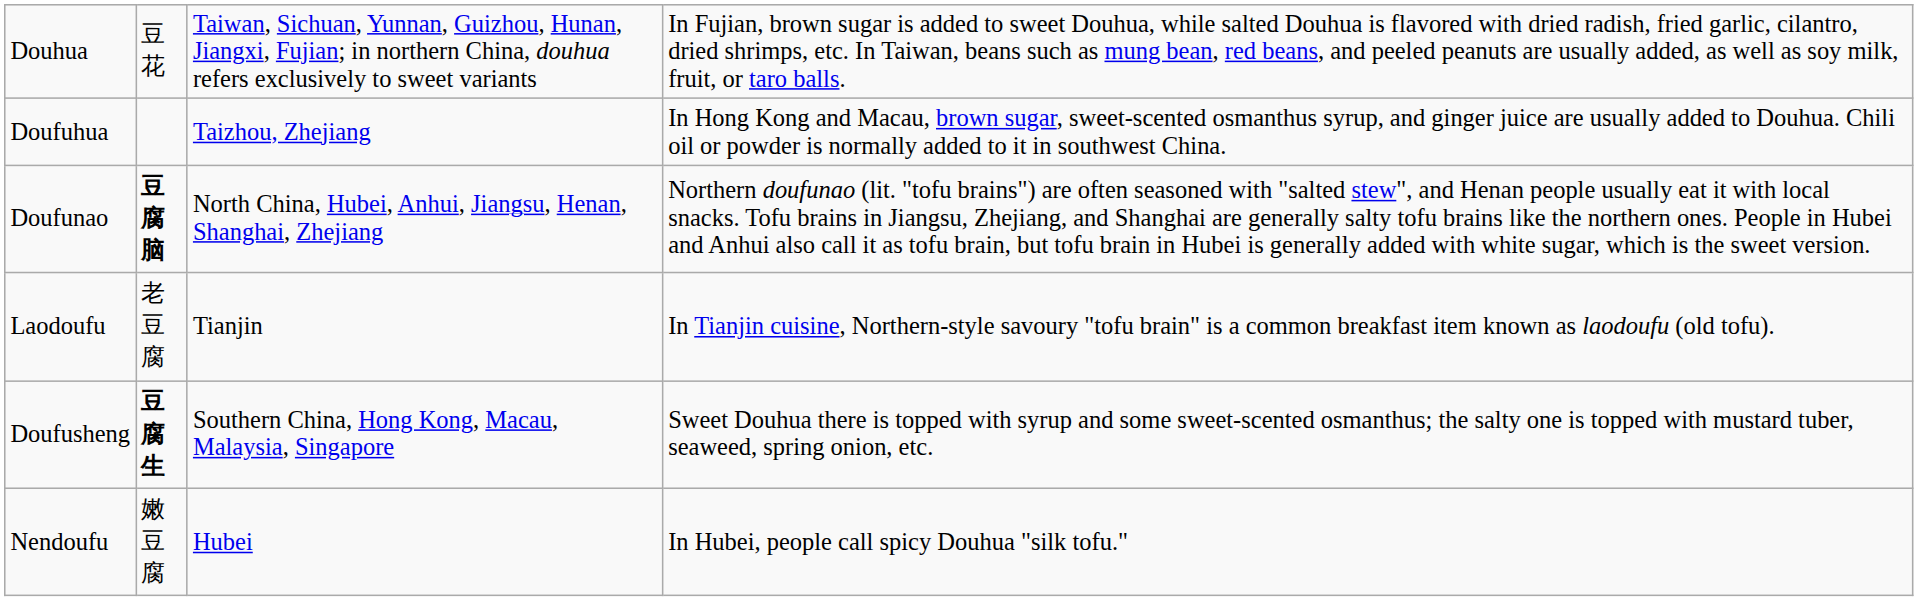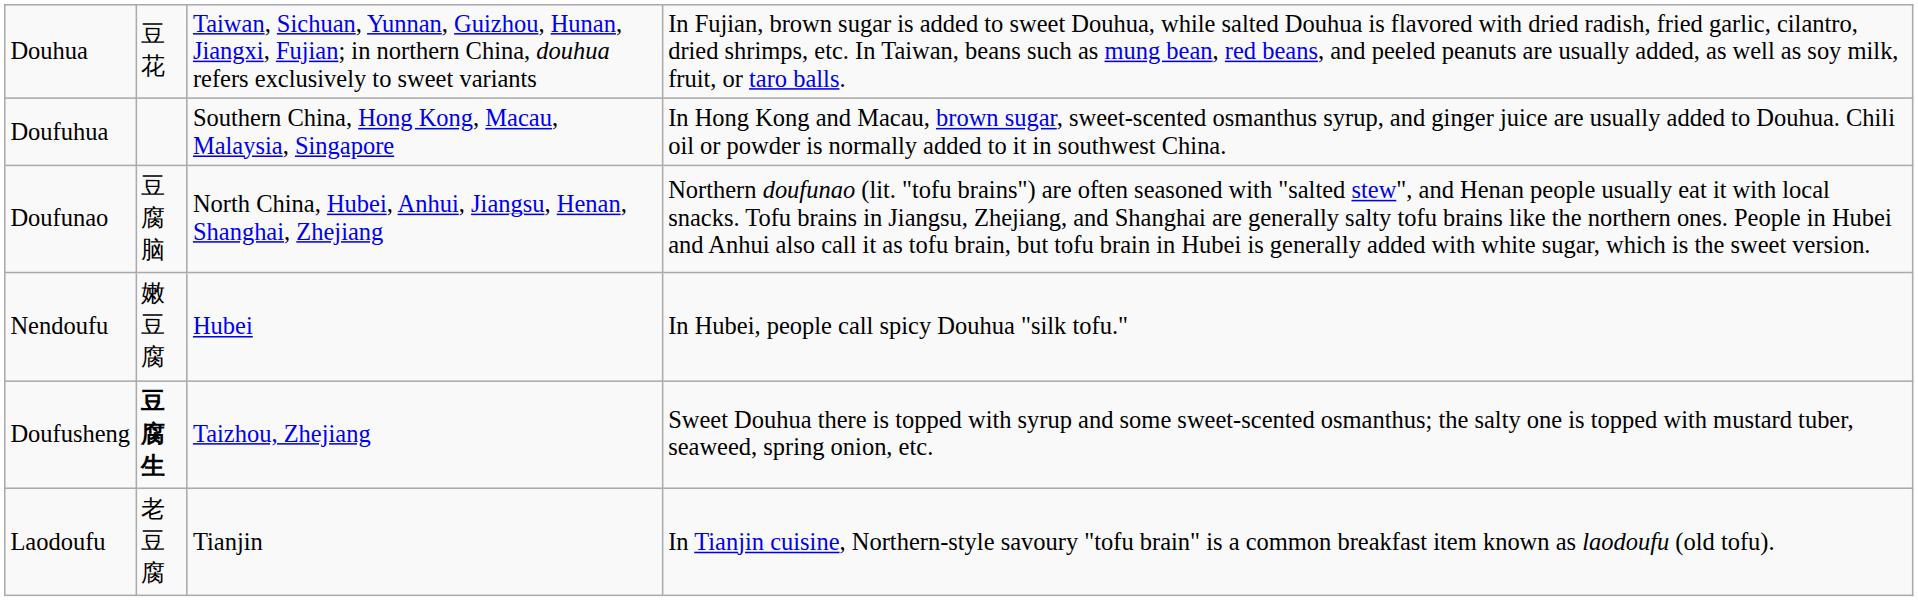(282, 131) Taizhou, Zhejiang -> (375, 131) Southern China, Hong Kong, Macau, Malaysia, Singapore
(154, 217) bold -> (154, 217) normal
rows swapped: (58, 326) <-> (59, 541)
(375, 433) Southern China, Hong Kong, Macau, Malaysia, Singapore -> (282, 433) Taizhou, Zhejiang
